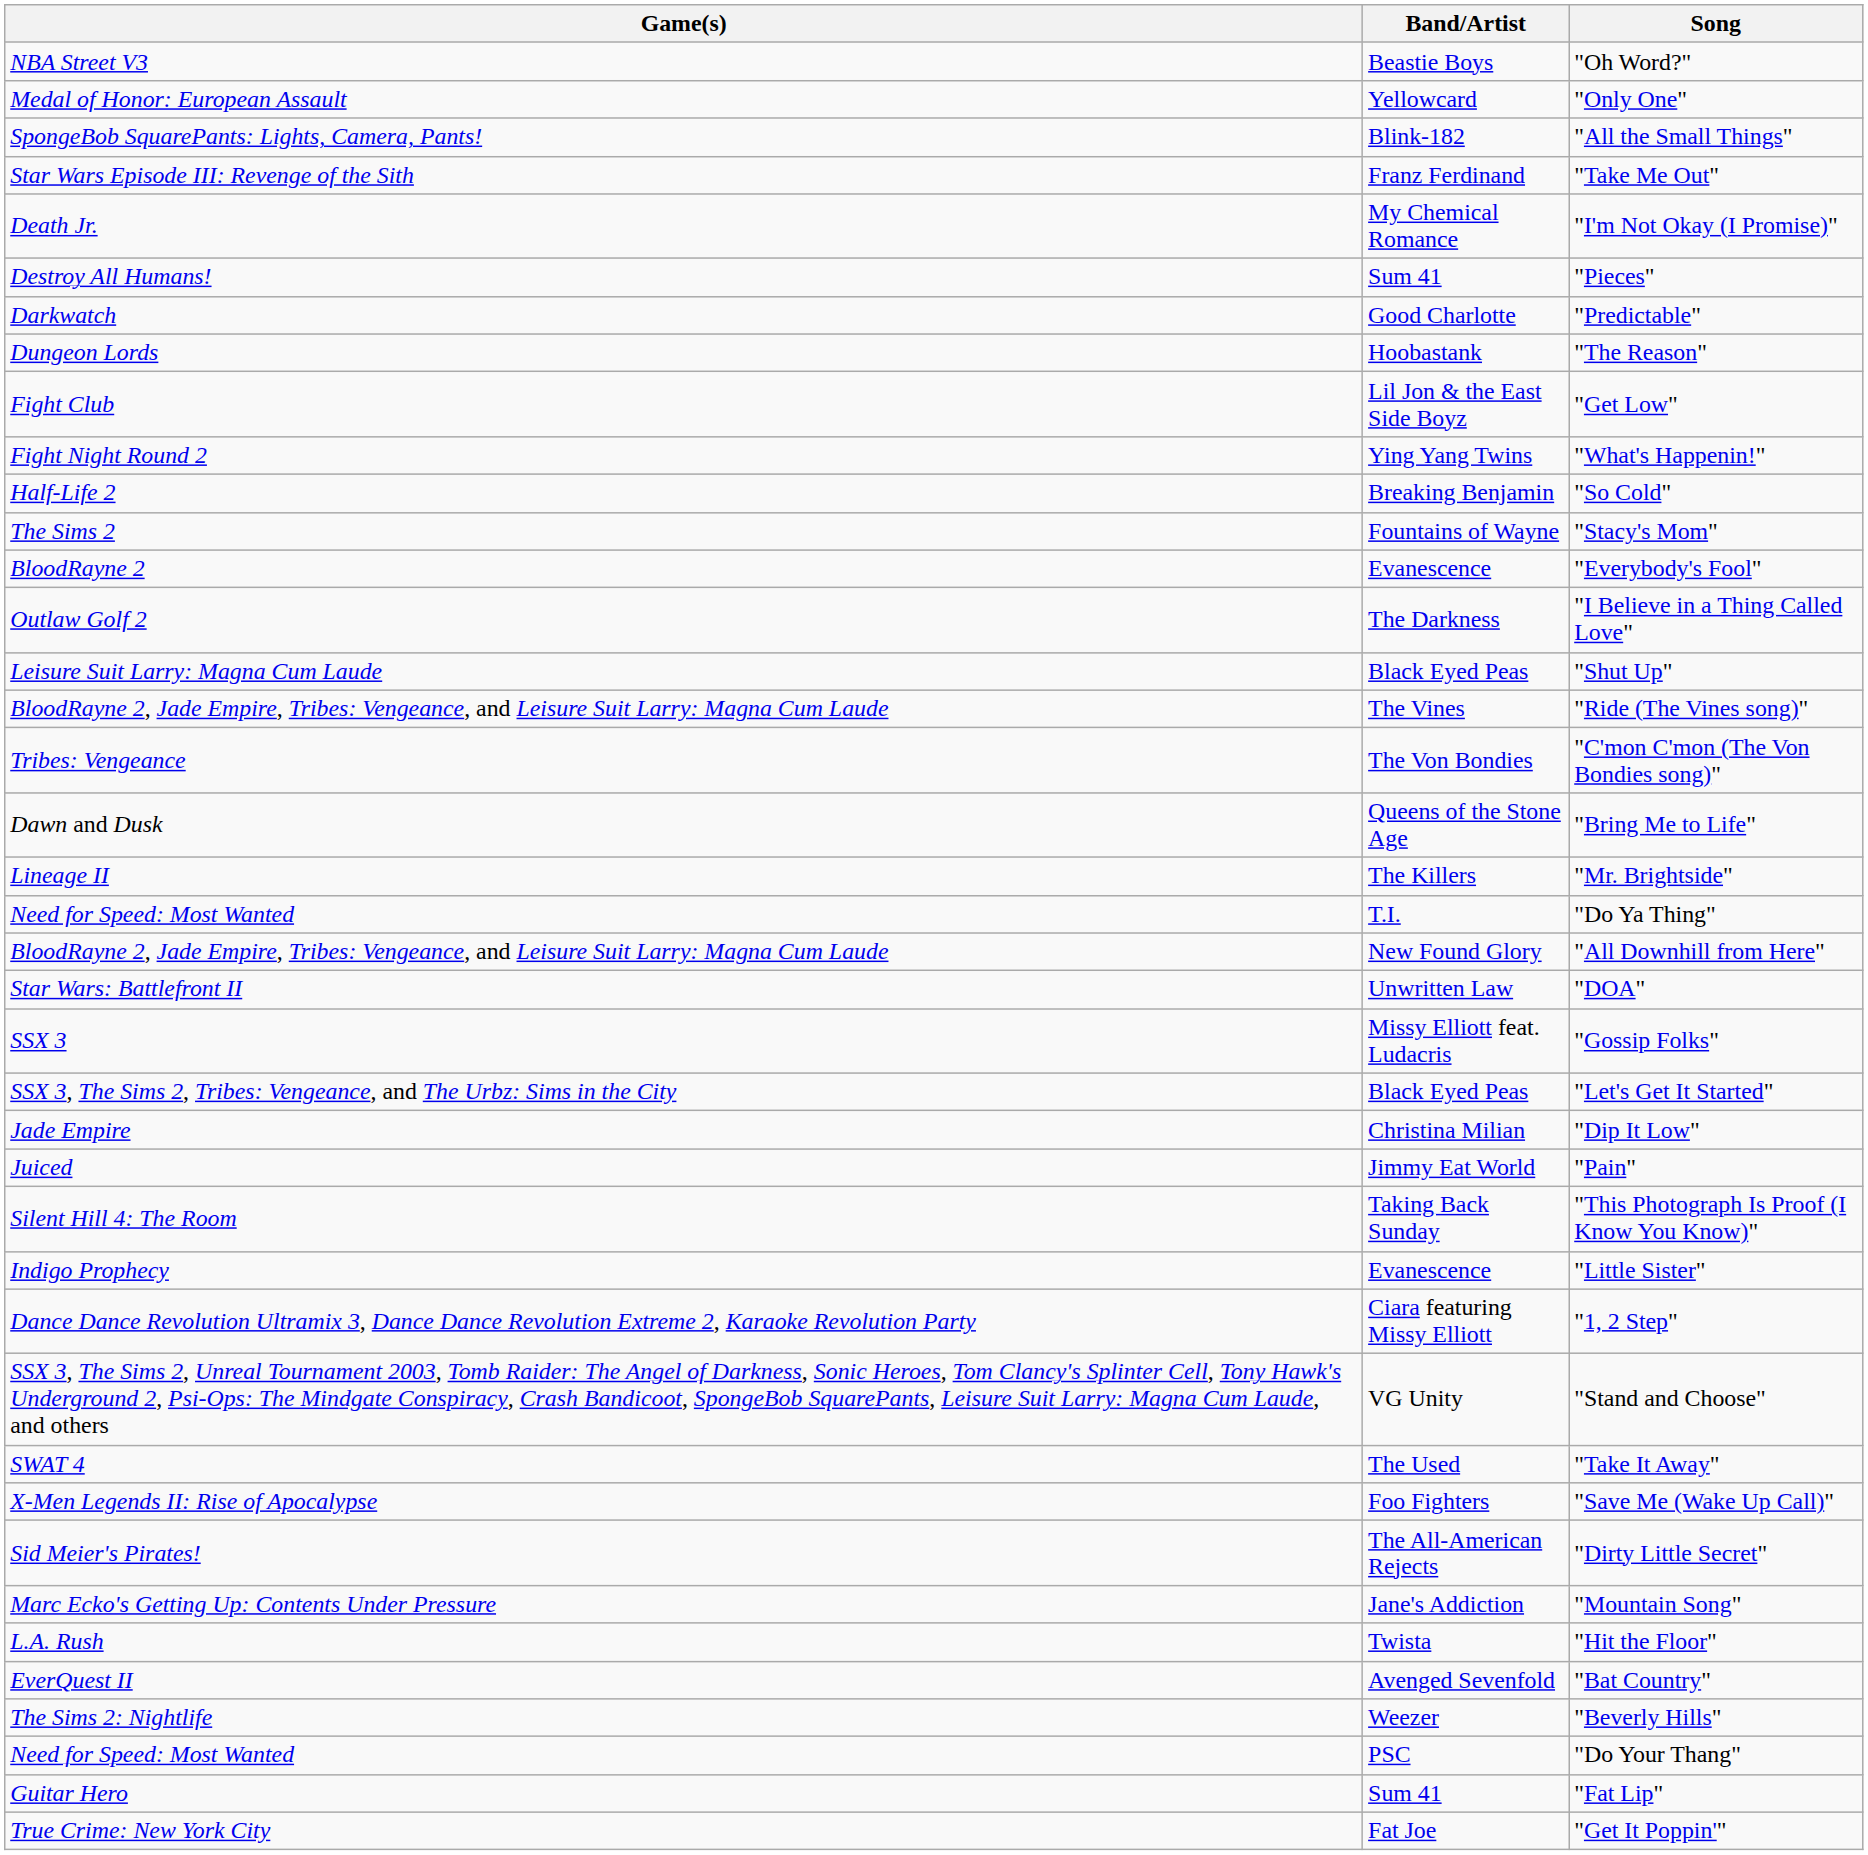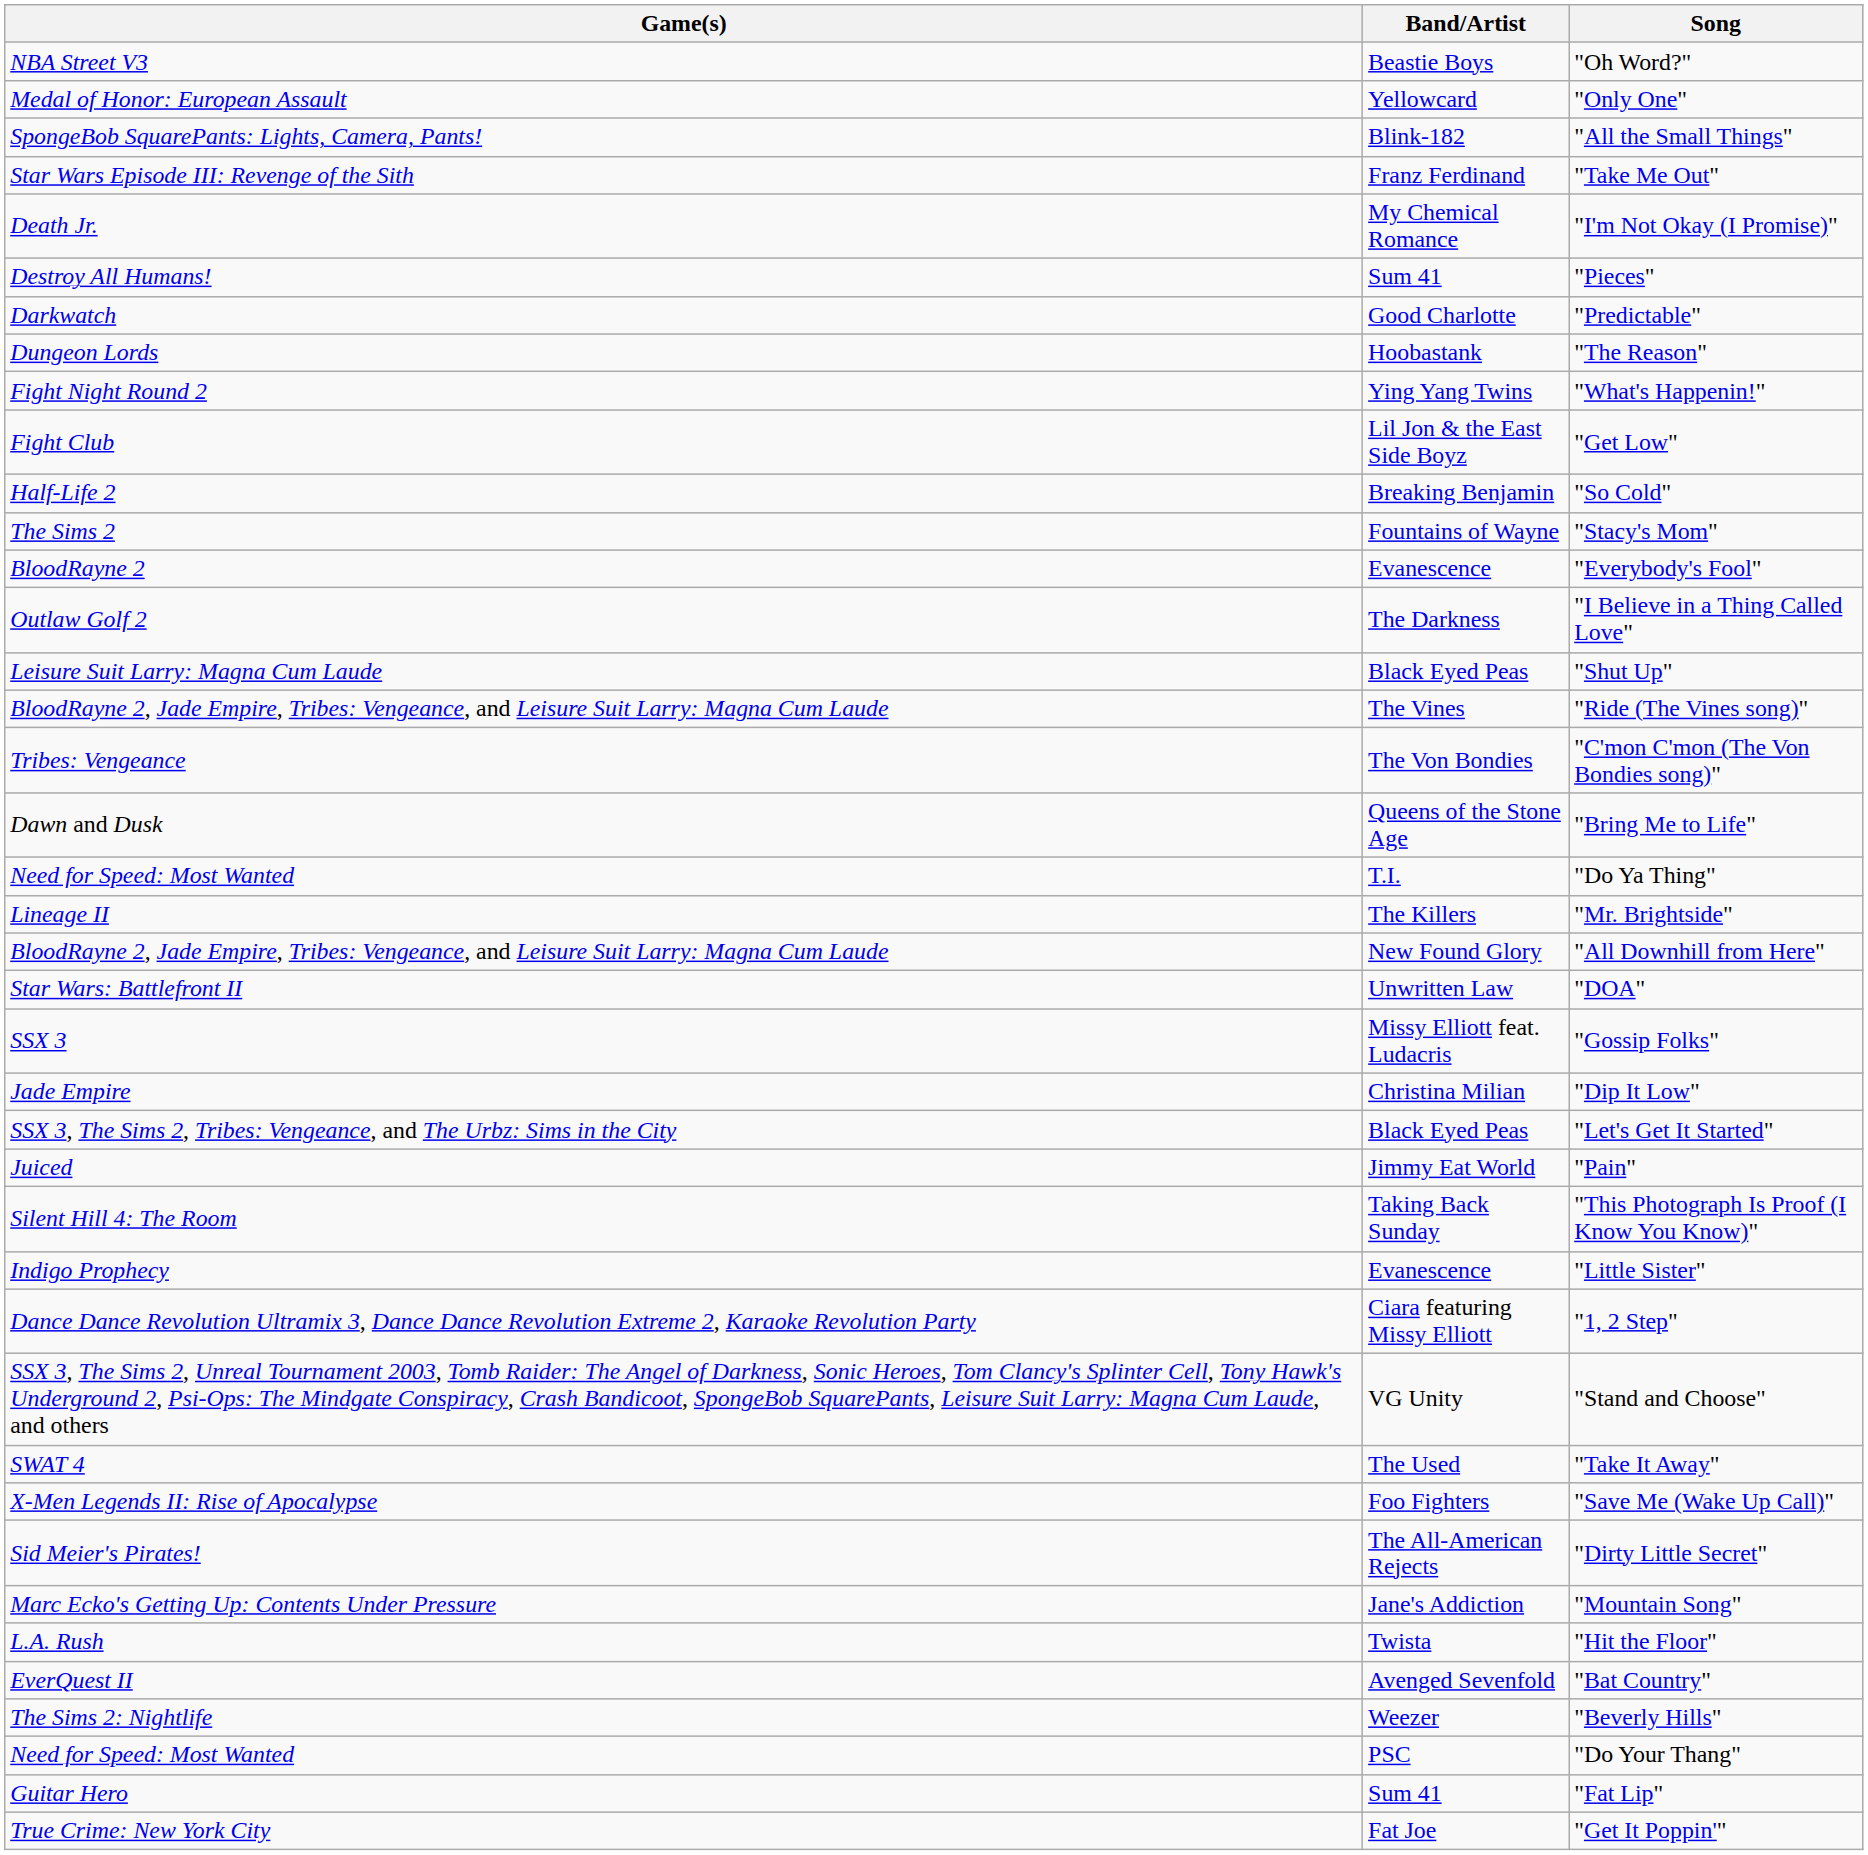rows swapped: (1670, 455) <-> (1626, 403)
rows swapped: (1653, 875) <-> (1645, 913)
rows swapped: (1674, 1091) <-> (1637, 1129)
